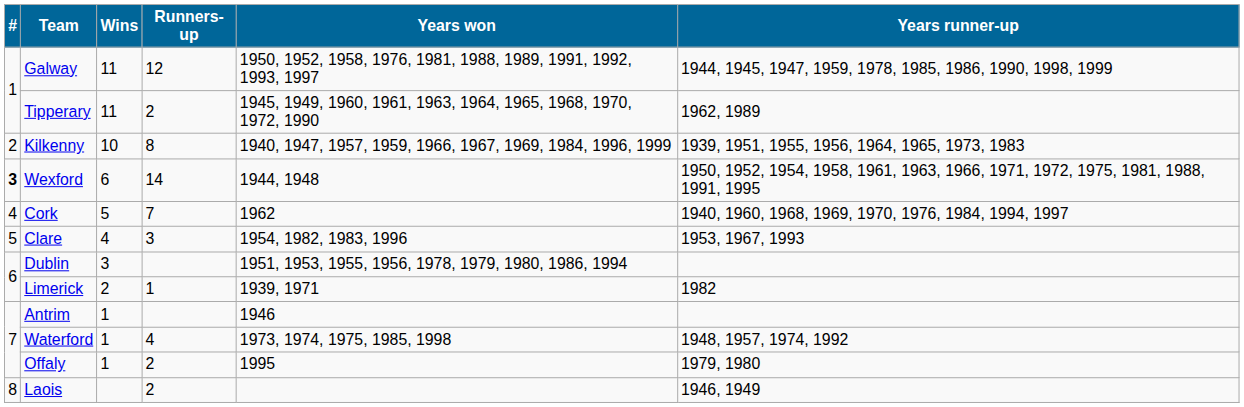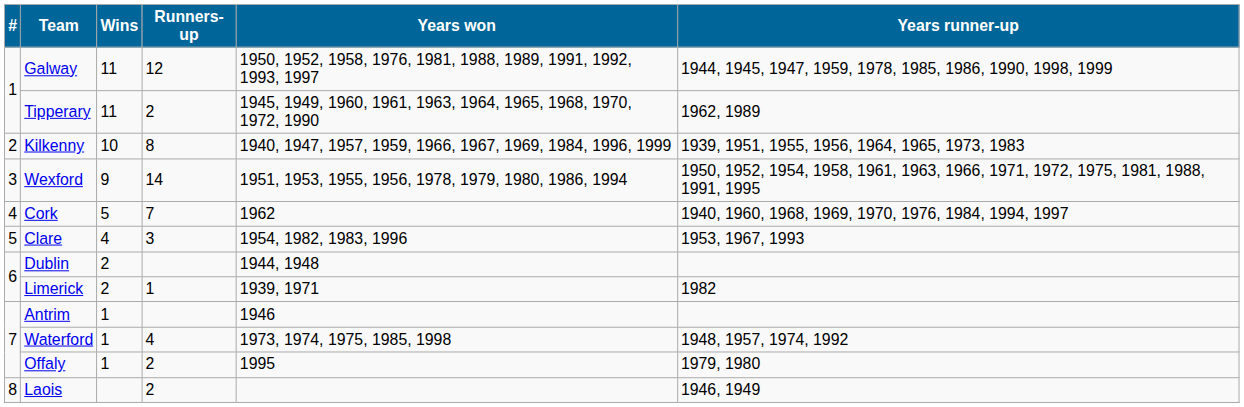(13, 179) bold -> (13, 179) normal
(105, 179) 6 -> (105, 179) 9
(279, 179) 1944, 1948 -> (434, 179) 1951, 1953, 1955, 1956, 1978, 1979, 1980, 1986, 1994
(105, 264) 3 -> (105, 264) 2
(434, 264) 1951, 1953, 1955, 1956, 1978, 1979, 1980, 1986, 1994 -> (279, 264) 1944, 1948
